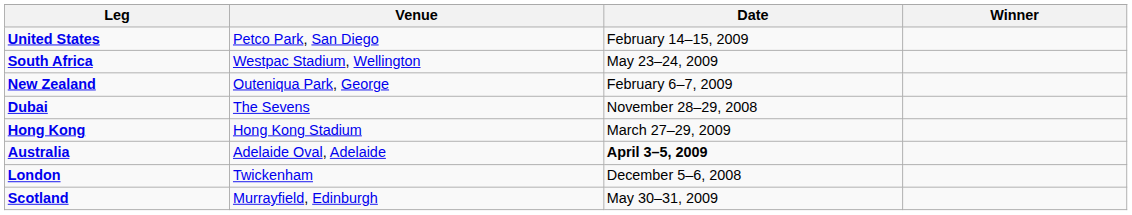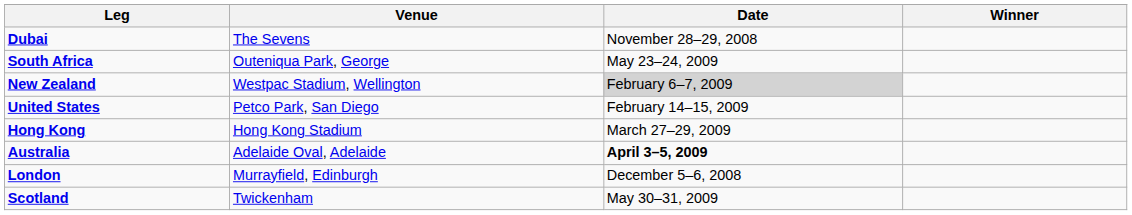rows swapped: (28, 107) <-> (54, 38)
(327, 61) Westpac Stadium, Wellington -> (311, 61) Outeniqua Park, George
(311, 84) Outeniqua Park, George -> (327, 84) Westpac Stadium, Wellington
(670, 84) no background -> (670, 84) lightgrey background
(273, 175) Twickenham -> (305, 175) Murrayfield, Edinburgh
(305, 198) Murrayfield, Edinburgh -> (273, 198) Twickenham
